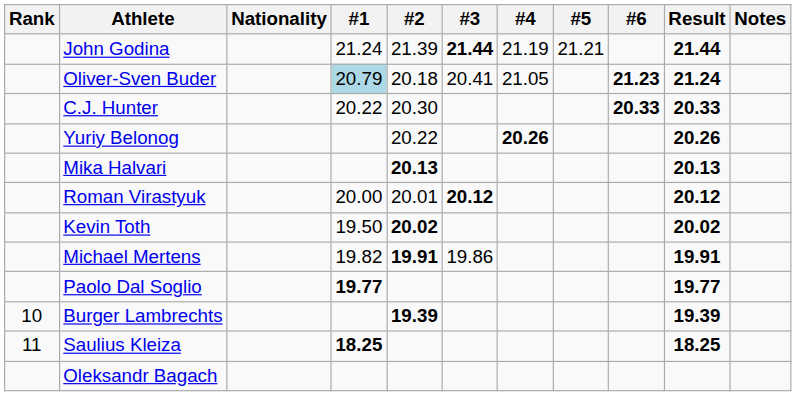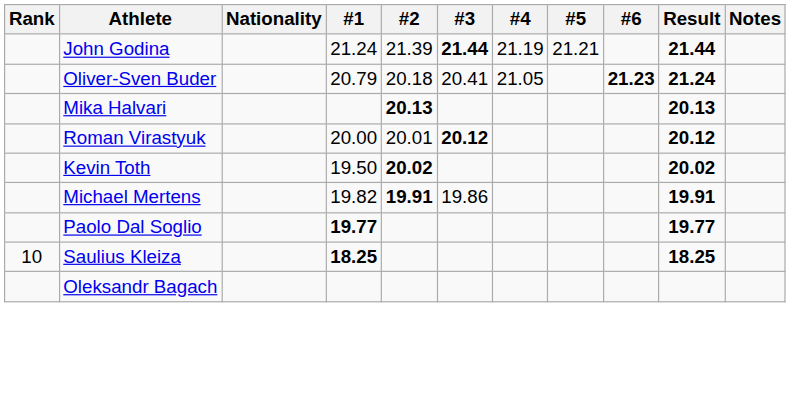(359, 78) lightblue background -> (354, 78) no background
- row: (111, 108)
- row: (121, 138)
- row: (143, 316)
(32, 345) 11 -> (32, 256) 10
